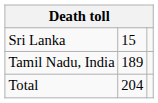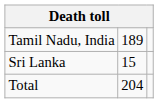rows swapped: (37, 39) <-> (62, 62)
